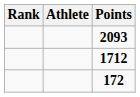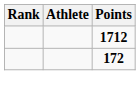- row: (114, 37)
